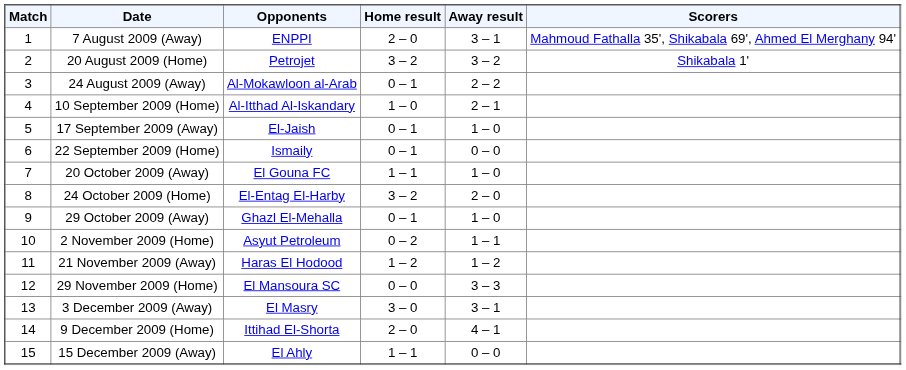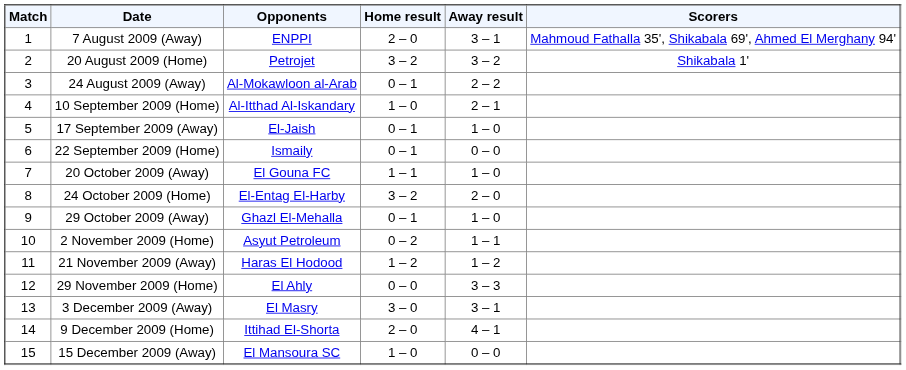(292, 285) El Mansoura SC -> (292, 285) El Ahly
(292, 352) El Ahly -> (292, 352) El Mansoura SC
(403, 352) 1 – 1 -> (403, 352) 1 – 0
